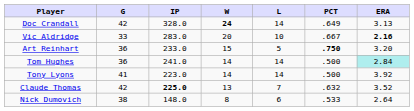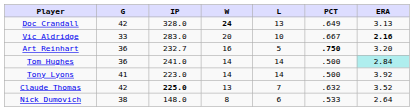(279, 23) 14 -> (279, 23) 13
(175, 49) 233.0 -> (175, 49) 232.7
(227, 49) 15 -> (227, 49) 16
